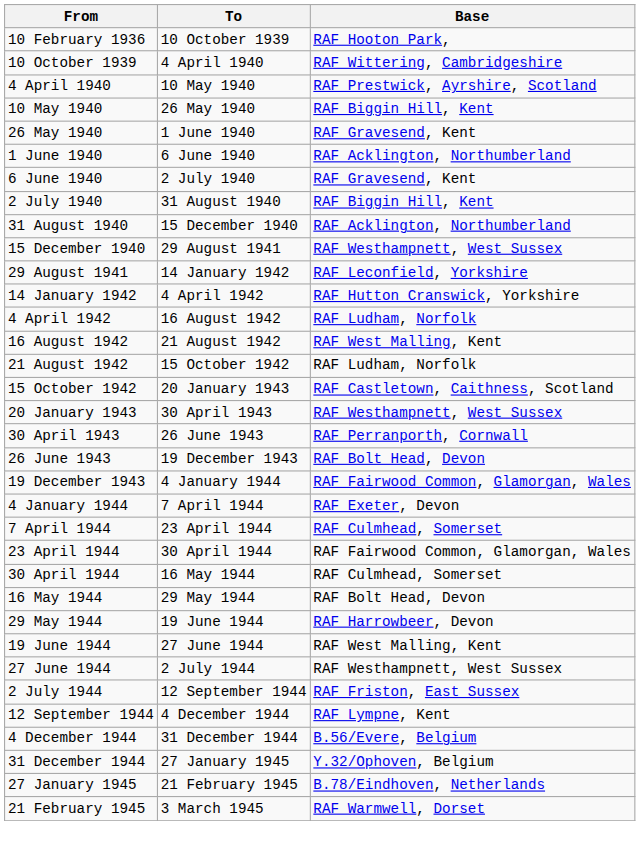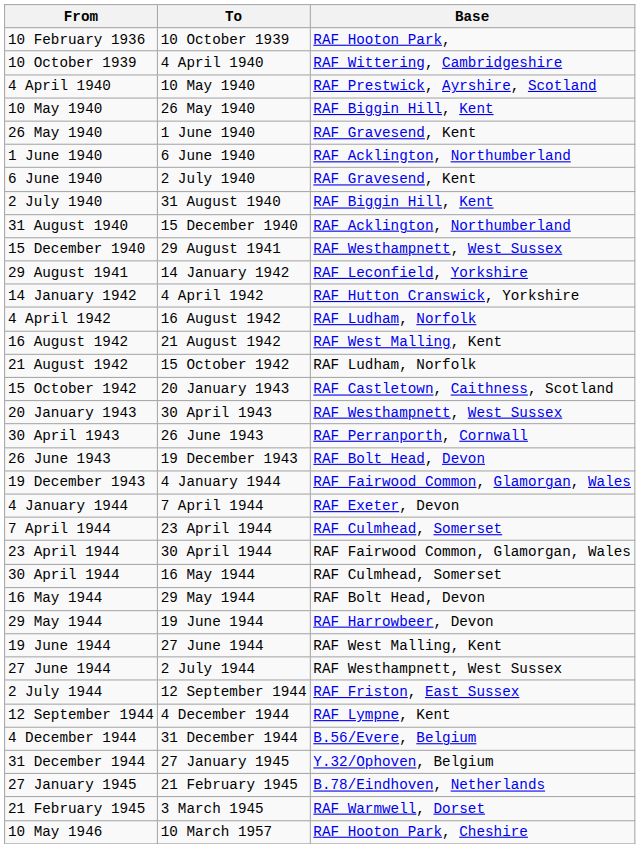+ row: (55, 832)
